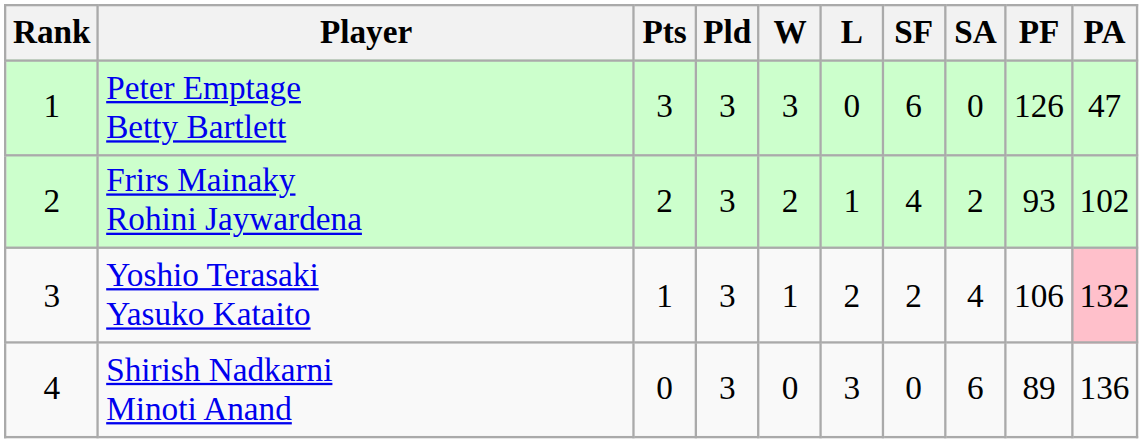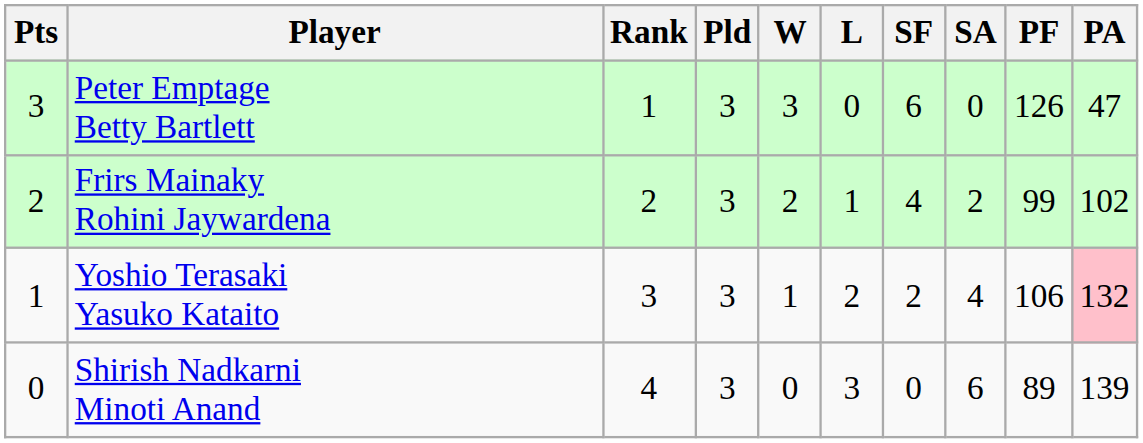columns swapped: (52, 32) <-> (665, 32)
(1039, 200) 93 -> (1039, 200) 99
(1105, 389) 136 -> (1105, 389) 139
